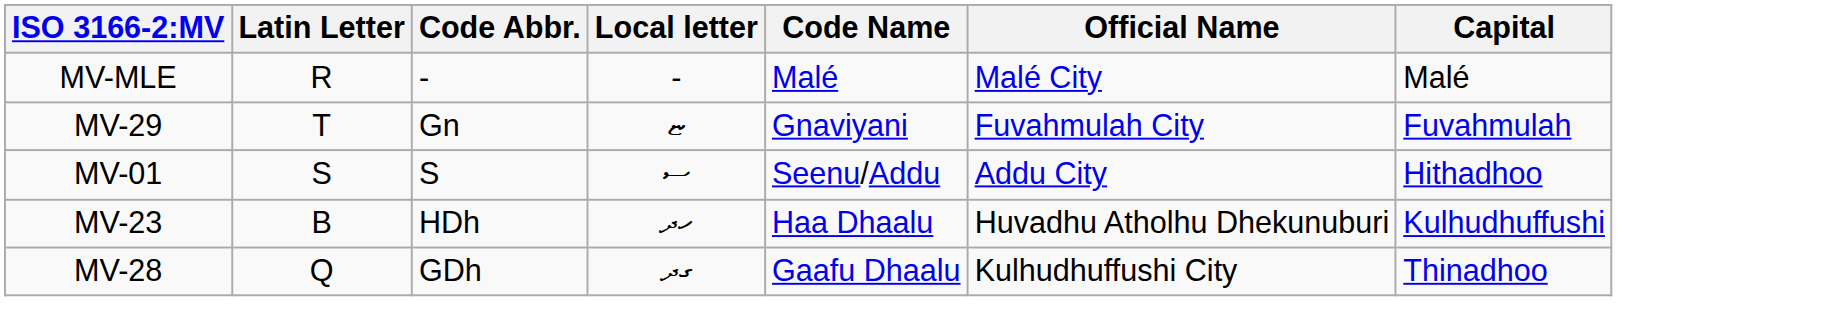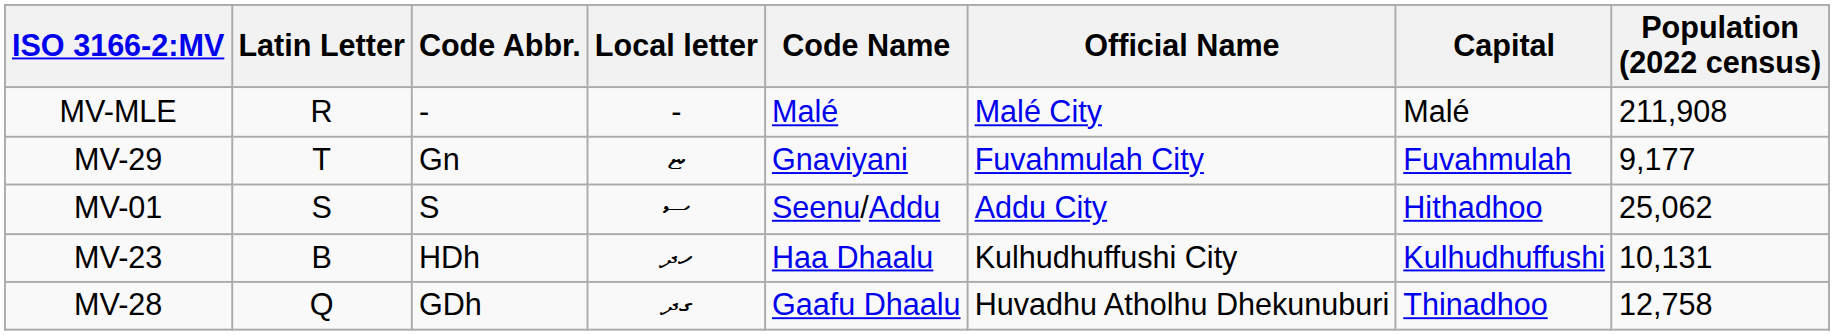+ column: (1720, 45)
(1182, 222) Huvadhu Atholhu Dhekunuburi -> (1106, 256) Kulhudhuffushi City
(1106, 271) Kulhudhuffushi City -> (1182, 305) Huvadhu Atholhu Dhekunuburi
